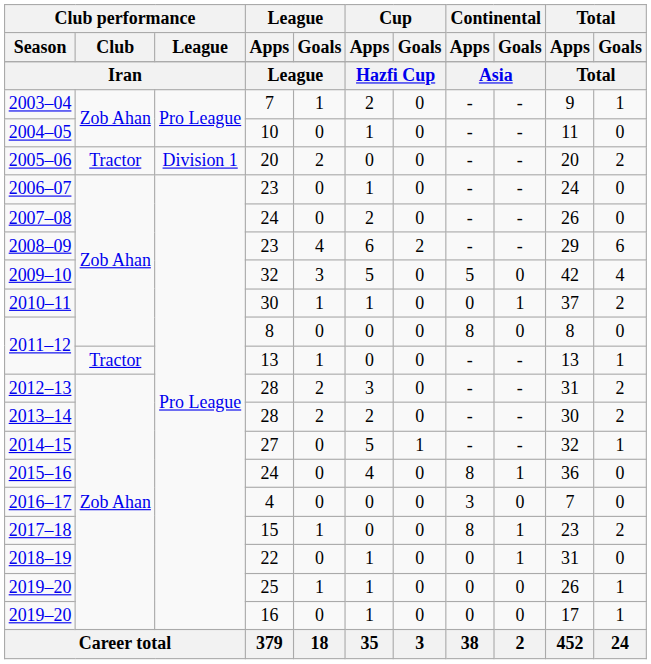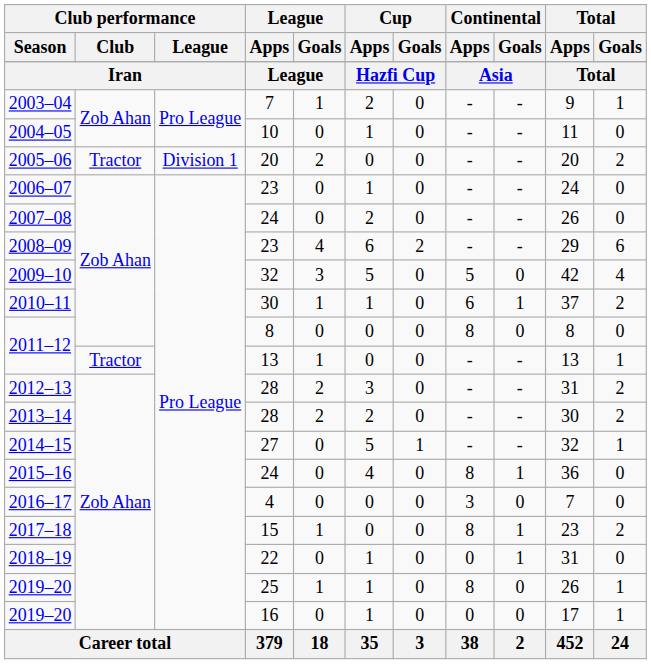(470, 302) 0 -> (470, 302) 6
(470, 587) 0 -> (470, 587) 8
